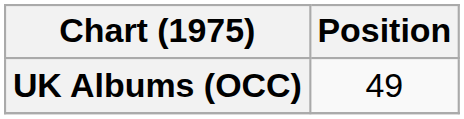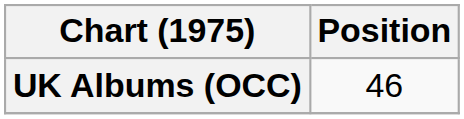(384, 85) 49 -> (384, 85) 46
